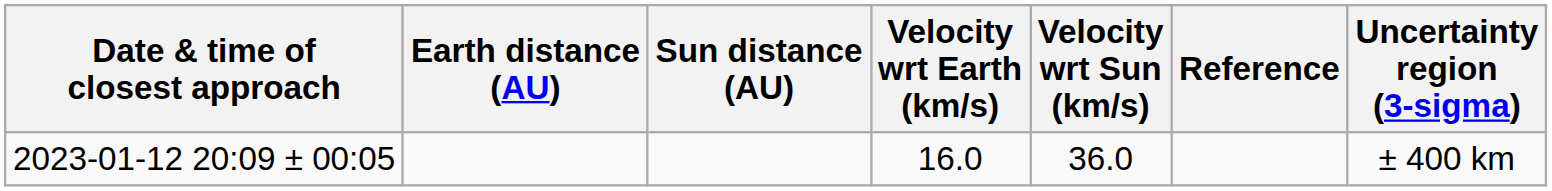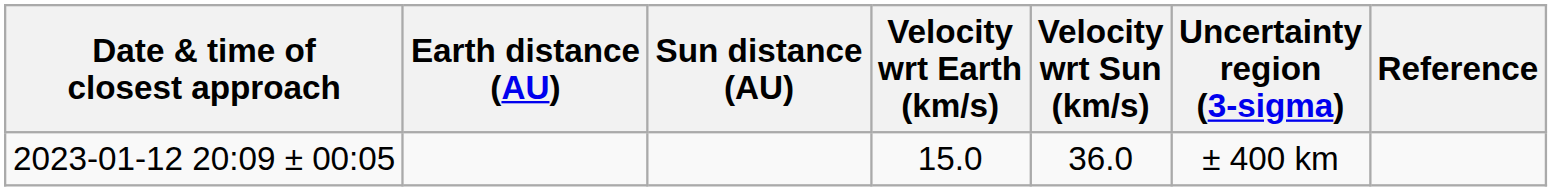columns swapped: (1447, 69) <-> (1259, 69)
(950, 158) 16.0 -> (950, 158) 15.0
